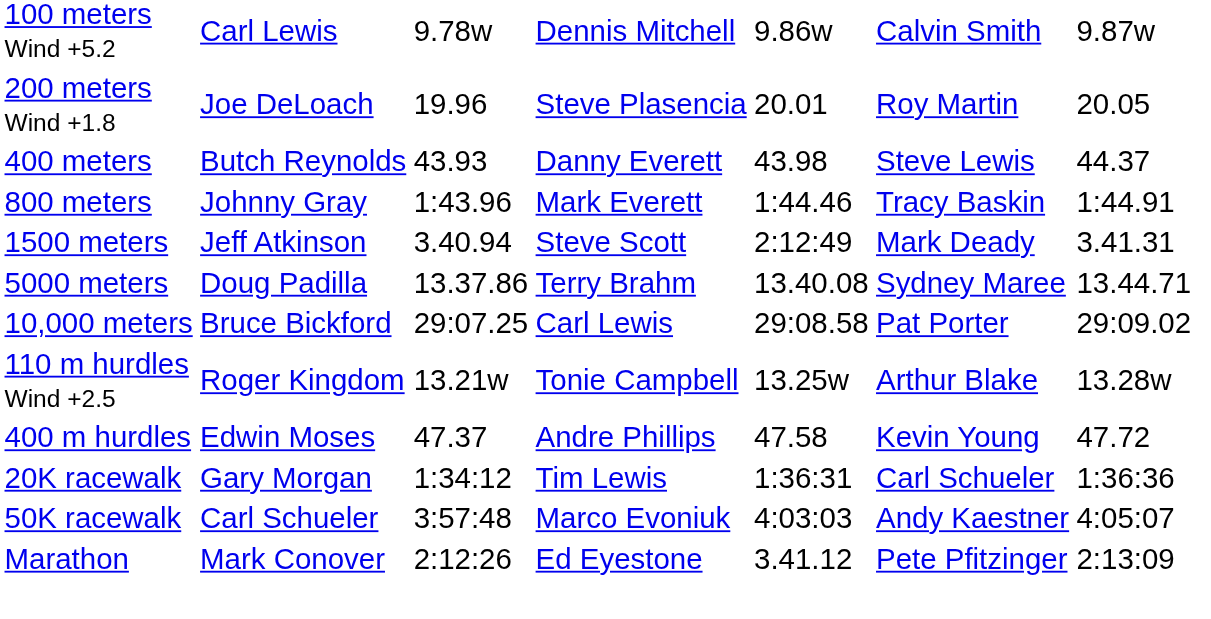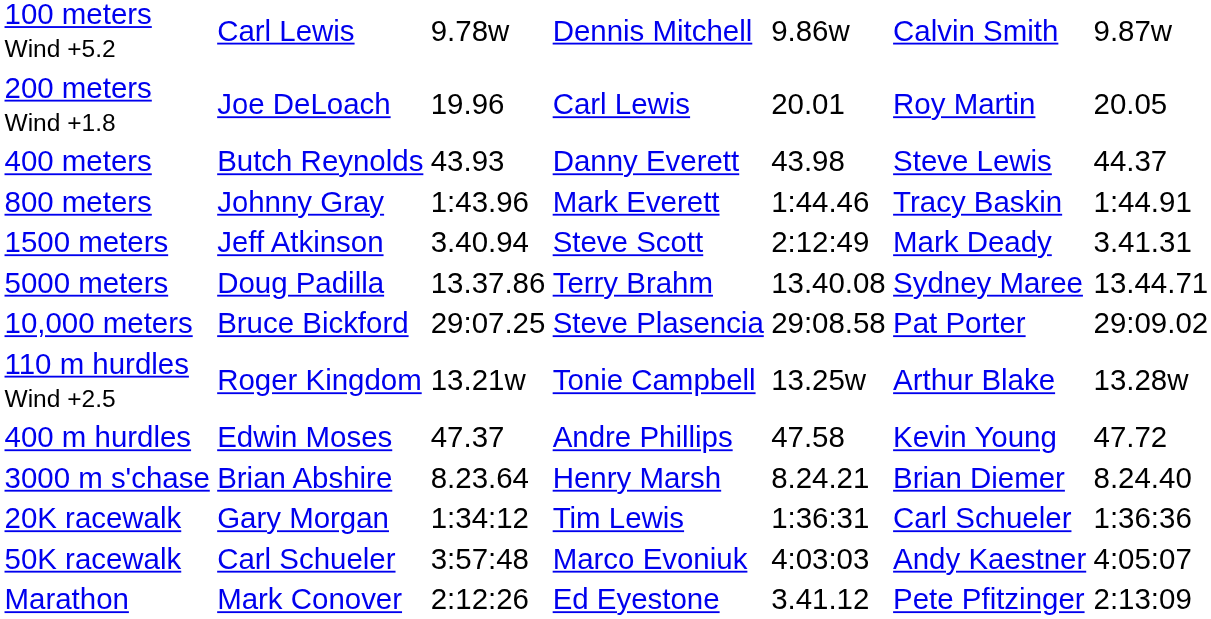(641, 104) Steve Plasencia -> (621, 104) Carl Lewis
(604, 323) Carl Lewis -> (658, 323) Steve Plasencia
+ row: (107, 478)
